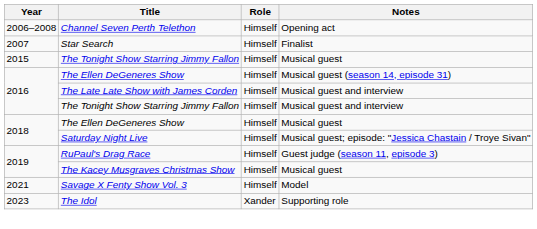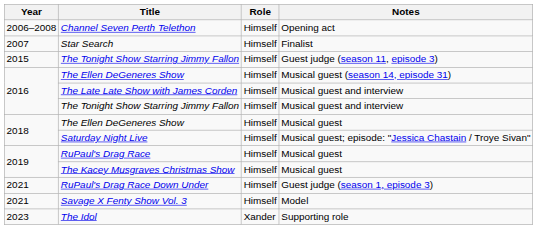(312, 59) Musical guest -> (360, 59) Guest judge (season 11, episode 3)
(360, 153) Guest judge (season 11, episode 3) -> (312, 153) Musical guest
+ row: (18, 185)
